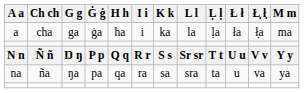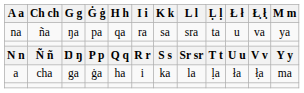rows swapped: (16, 31) <-> (16, 73)
